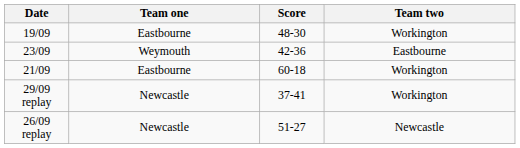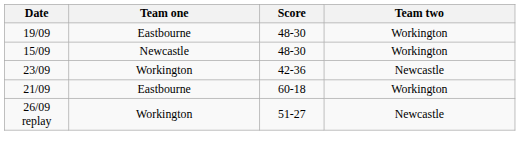+ row: (37, 51)
(164, 51) Weymouth -> (164, 70) Workington
(419, 51) Eastbourne -> (419, 70) Newcastle
- row: (37, 95)
(164, 127) Newcastle -> (164, 114) Workington
